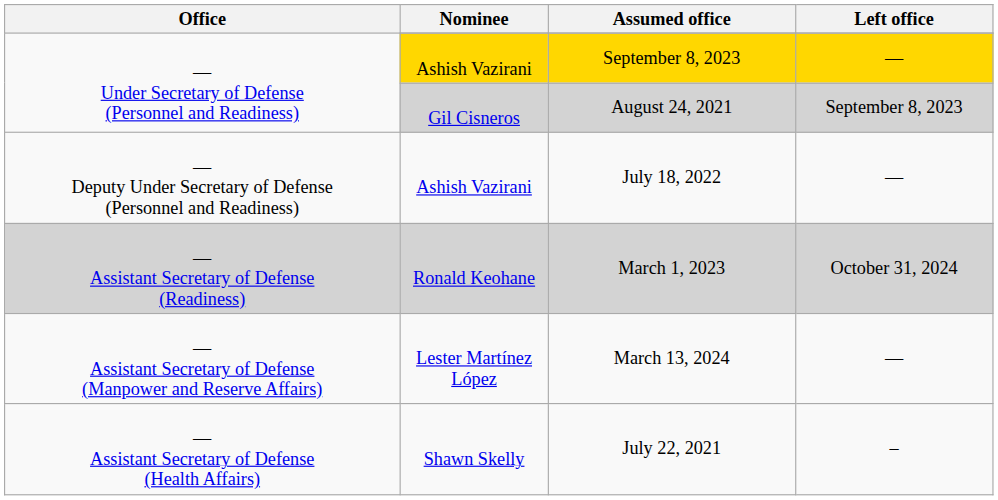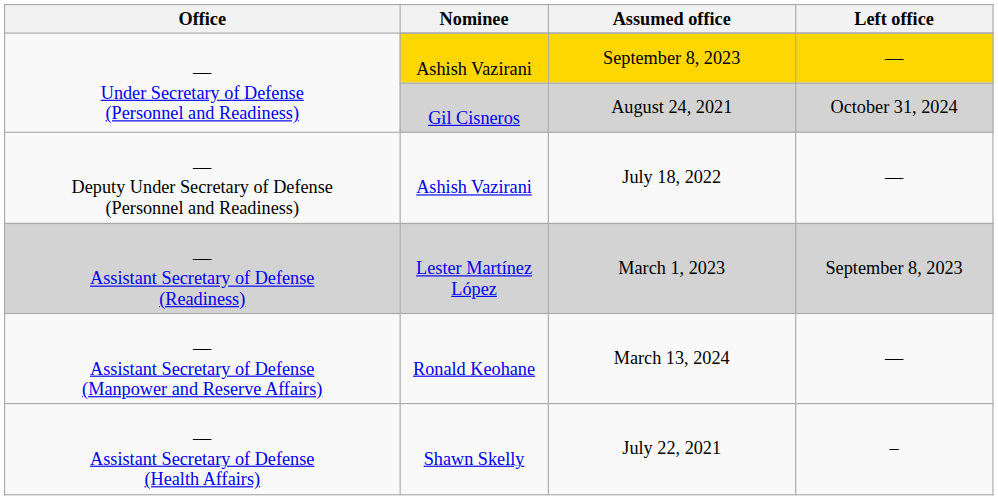(894, 107) September 8, 2023 -> (894, 107) October 31, 2024
(474, 278) Ronald Keohane -> (474, 278) Lester Martínez López
(894, 268) October 31, 2024 -> (894, 268) September 8, 2023
(474, 368) Lester Martínez López -> (474, 368) Ronald Keohane
